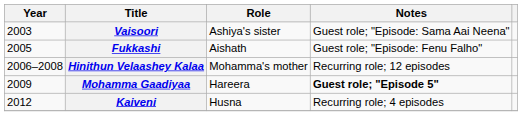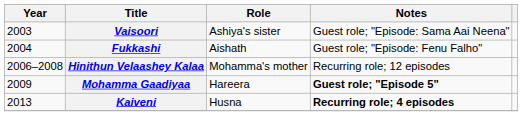(19, 48) 2005 -> (19, 48) 2004
(19, 102) 2012 -> (19, 102) 2013
(378, 102) normal -> (384, 102) bold
